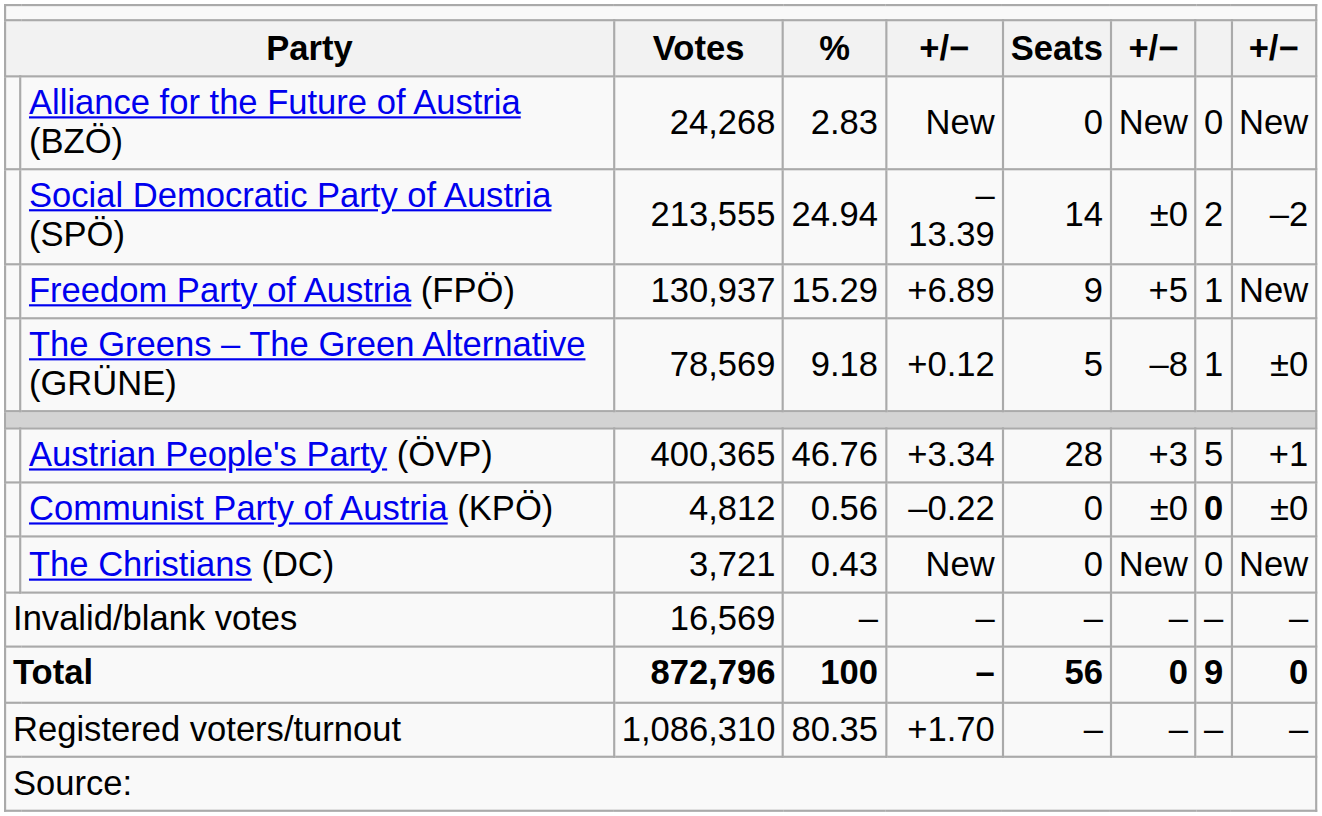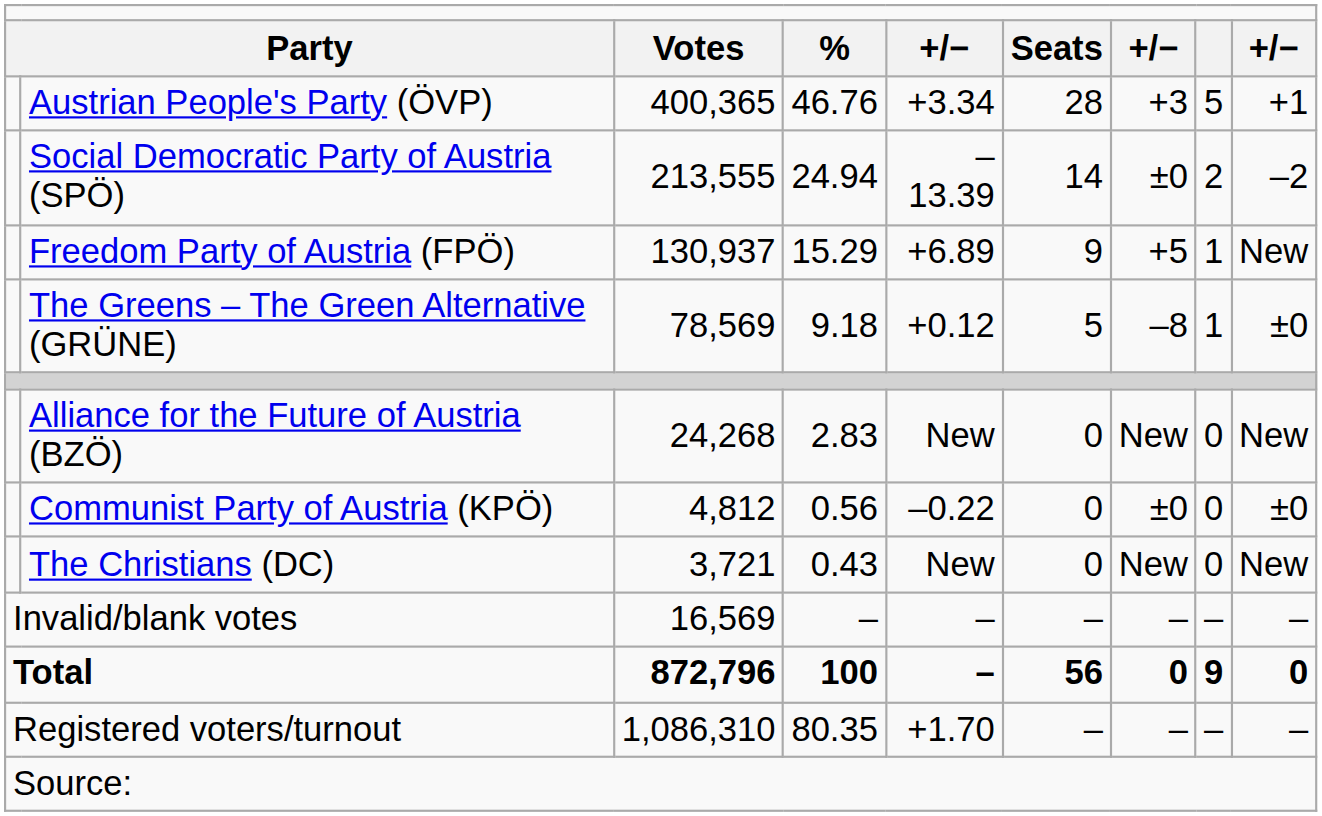rows swapped: (261, 454) <-> (275, 122)
(1213, 509) bold -> (1213, 509) normal
